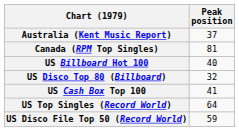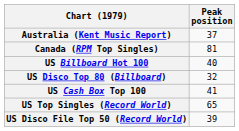(212, 105) 64 -> (212, 105) 65
(212, 119) 59 -> (212, 119) 39
